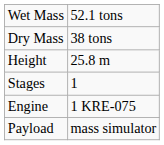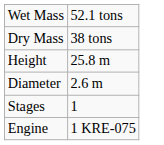+ row: (34, 83)
- row: (31, 128)
